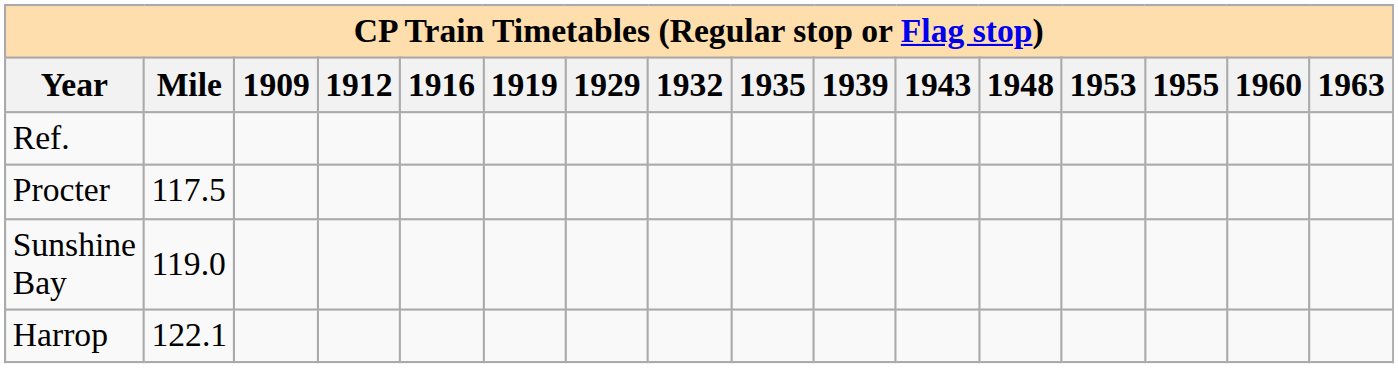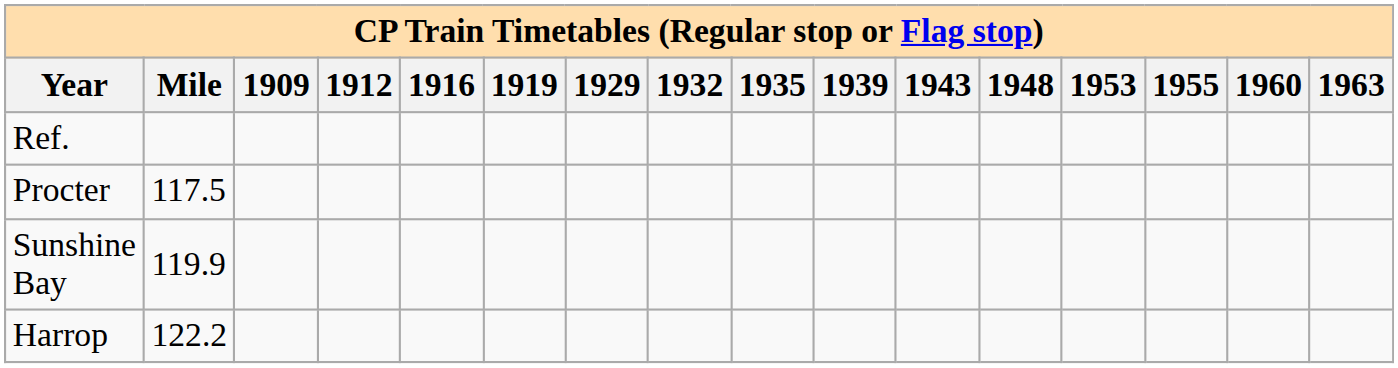(189, 263) 119.0 -> (189, 263) 119.9
(189, 335) 122.1 -> (189, 335) 122.2
